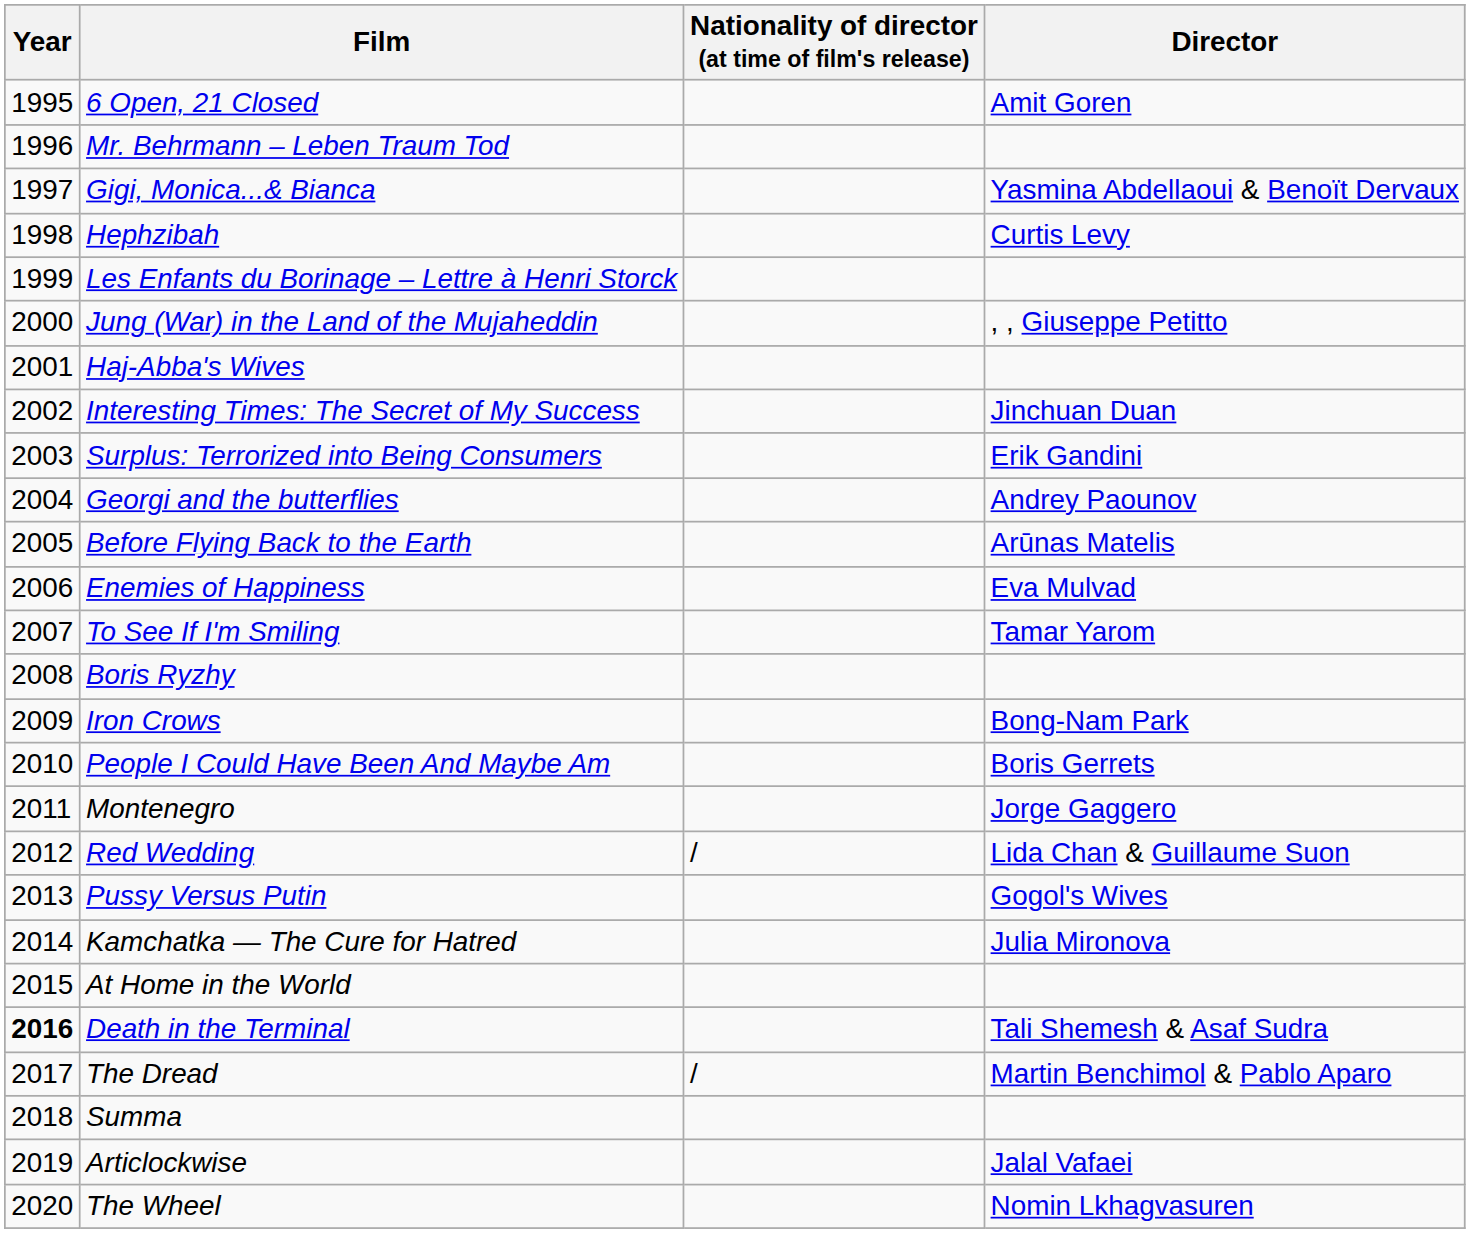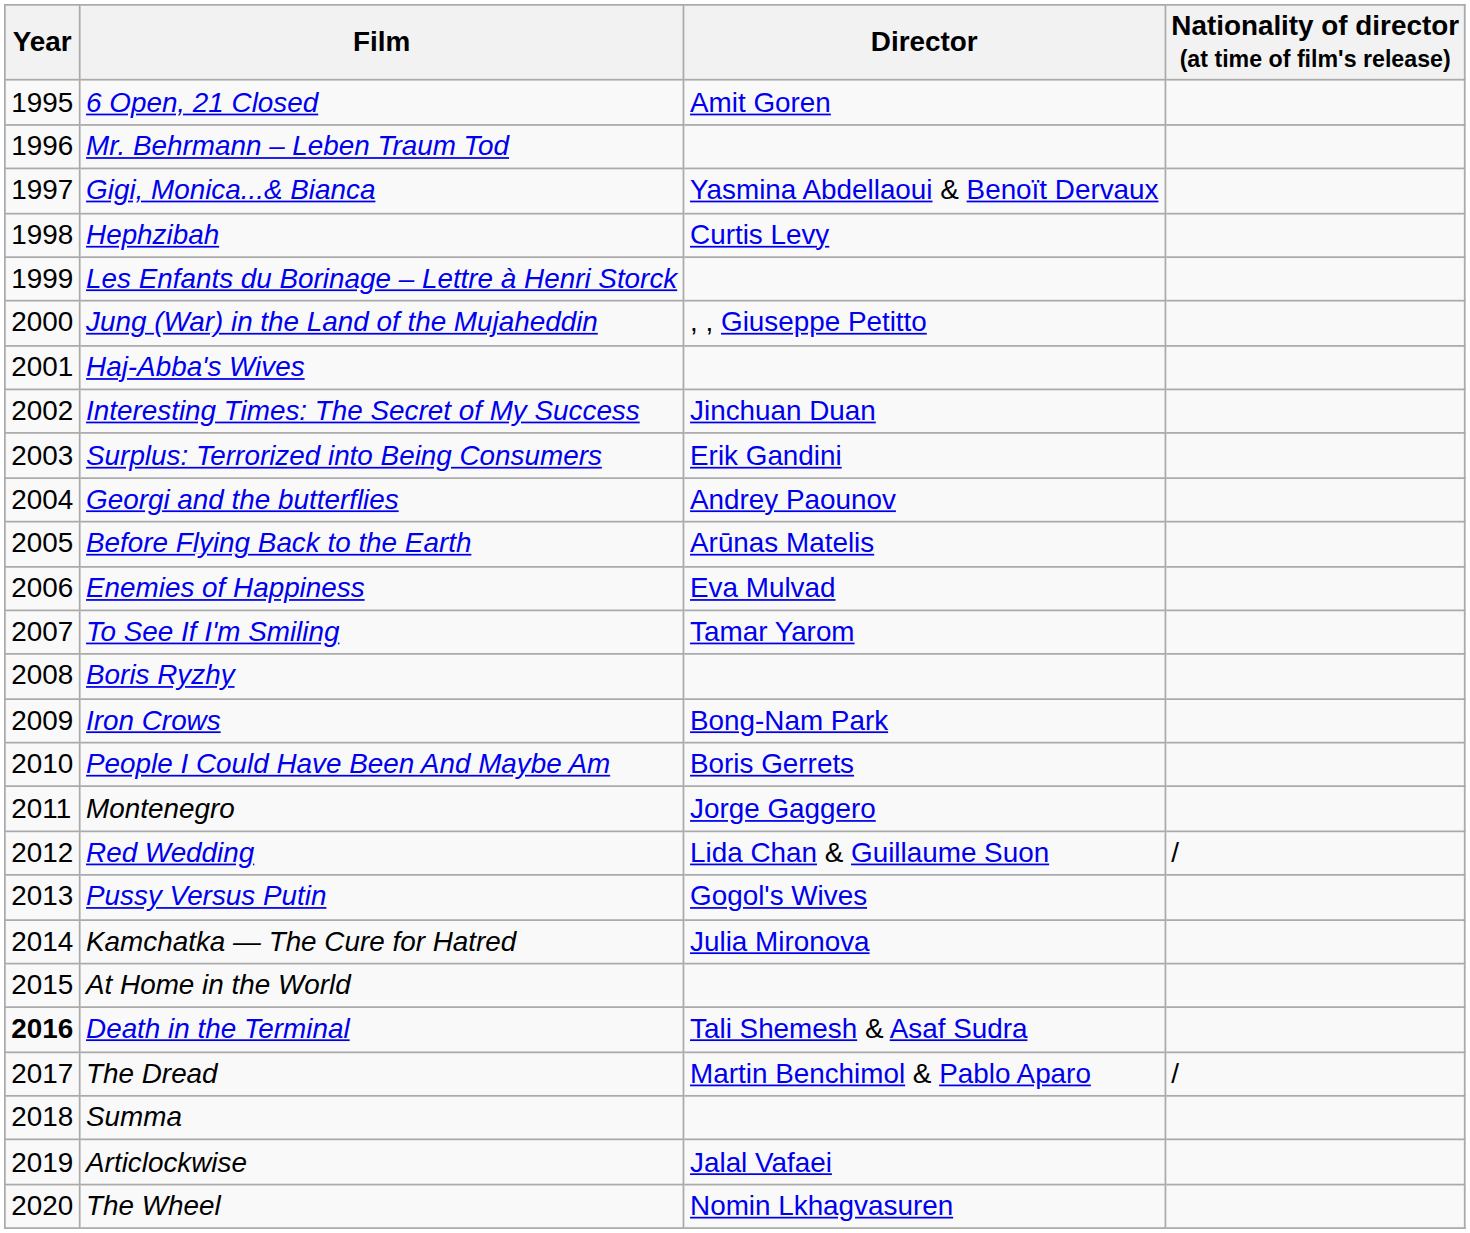columns swapped: (1225, 42) <-> (834, 42)
